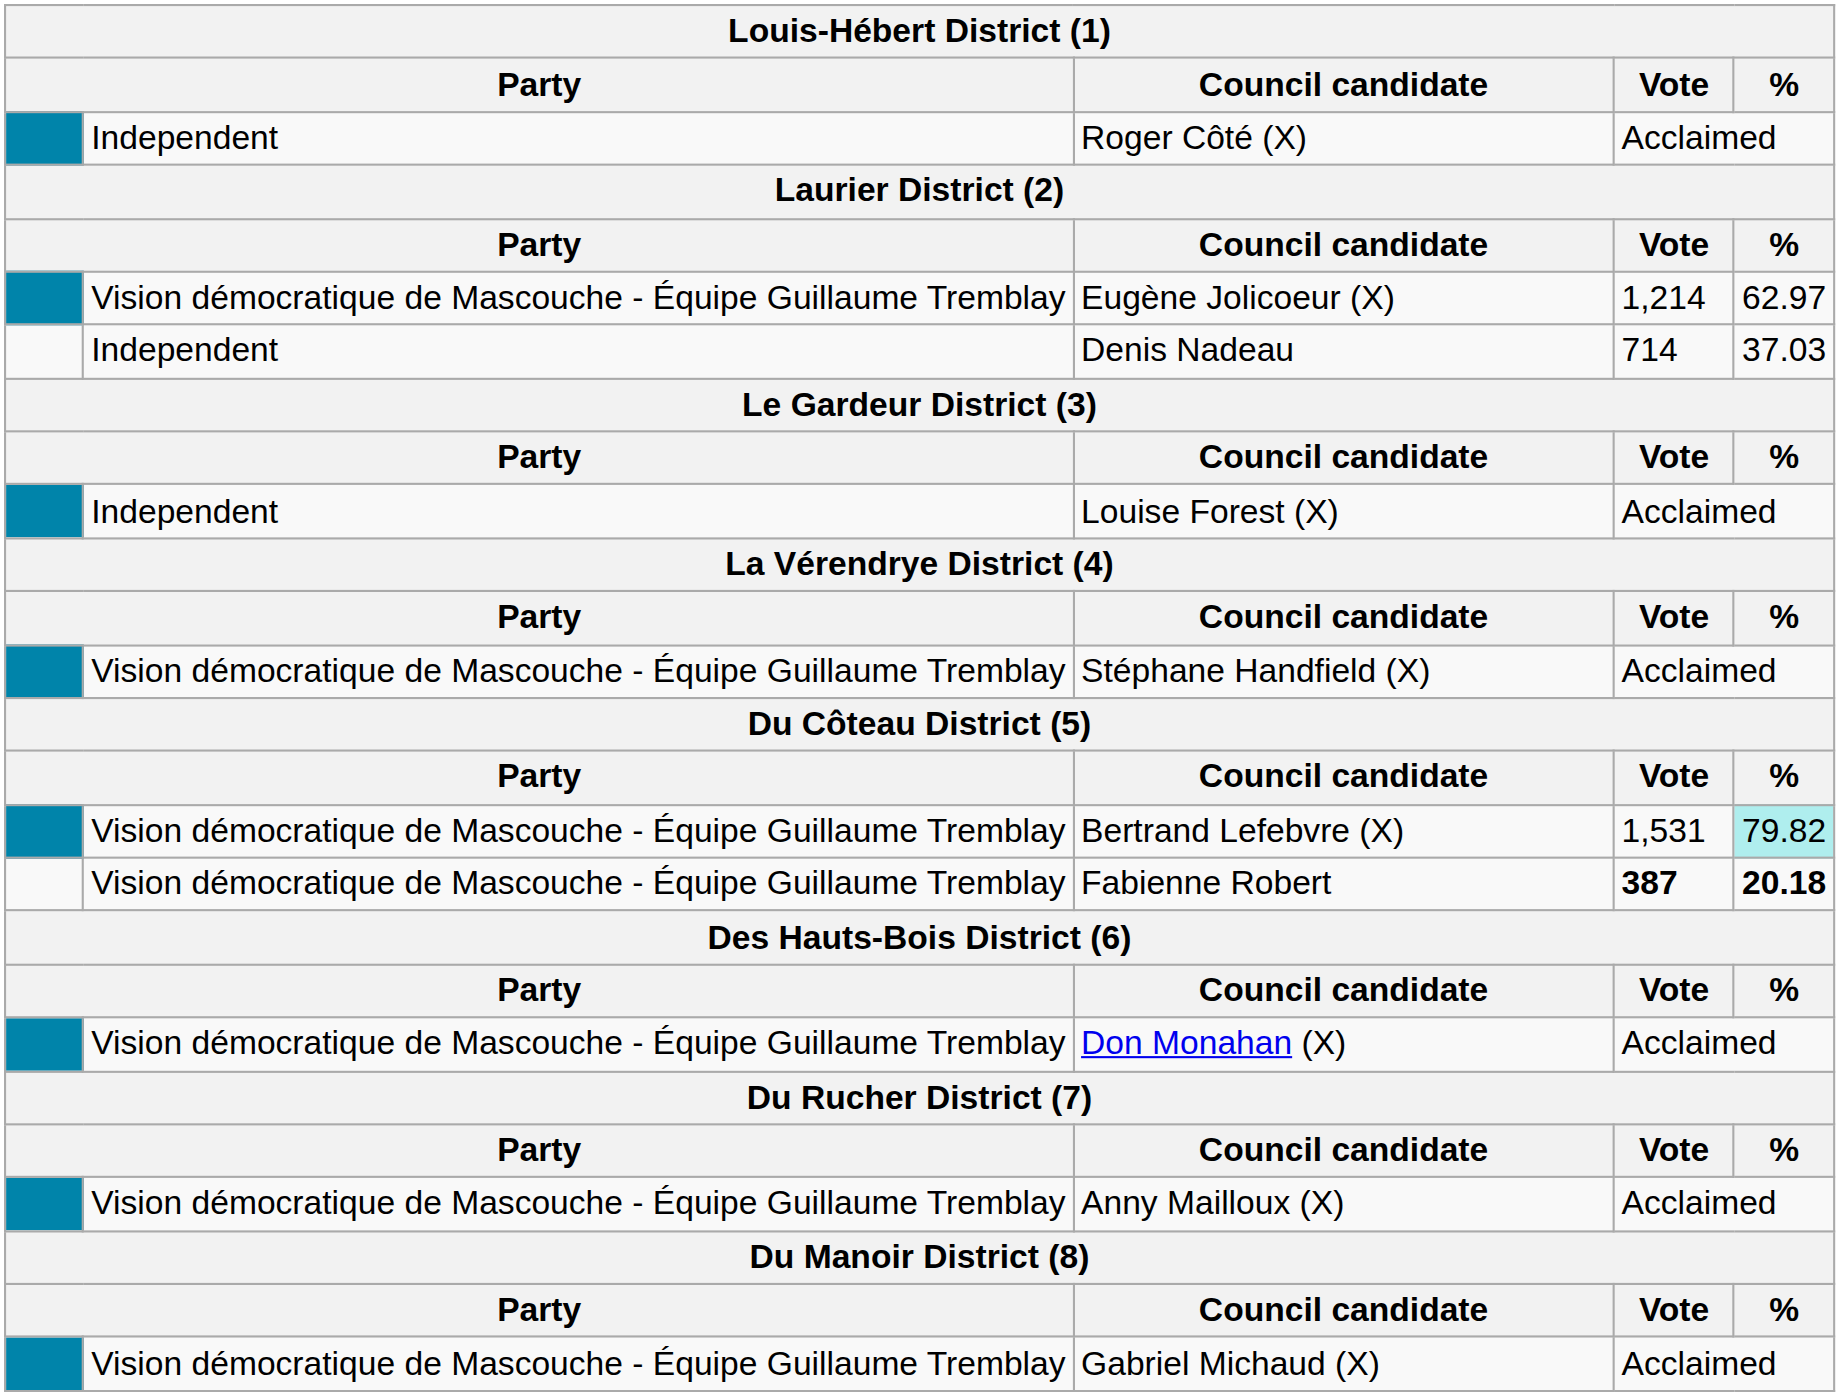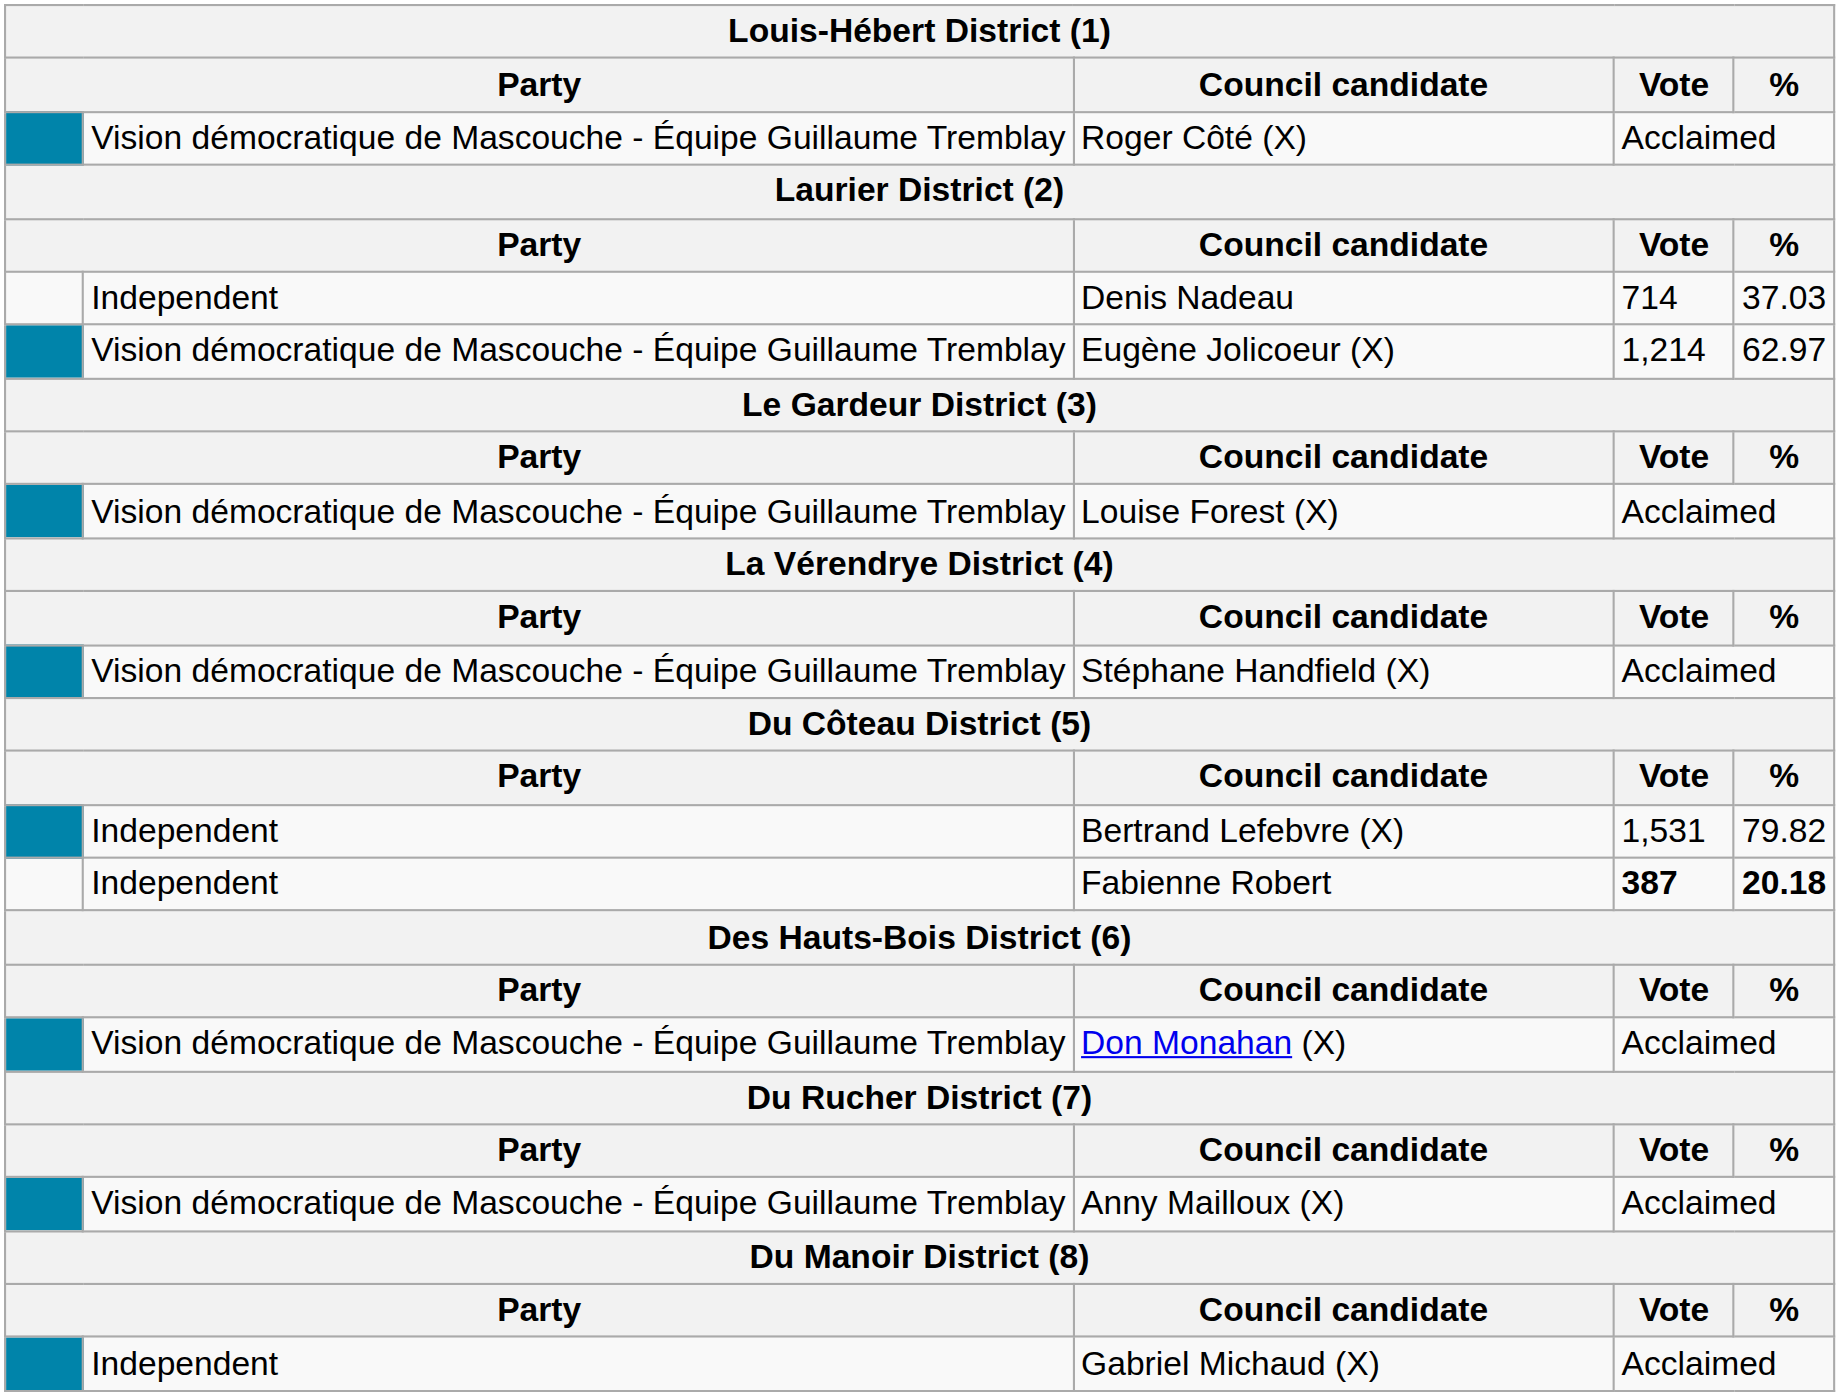(185, 137) Independent -> (578, 137) Vision démocratique de Mascouche - Équipe Guillaume Tremblay
rows swapped: (1238, 297) <-> (1188, 350)
(185, 510) Independent -> (578, 510) Vision démocratique de Mascouche - Équipe Guillaume Tremblay
(578, 830) Vision démocratique de Mascouche - Équipe Guillaume Tremblay -> (185, 830) Independent
(1784, 830) paleturquoise background -> (1784, 830) no background
(578, 883) Vision démocratique de Mascouche - Équipe Guillaume Tremblay -> (185, 883) Independent
(578, 1363) Vision démocratique de Mascouche - Équipe Guillaume Tremblay -> (185, 1363) Independent
